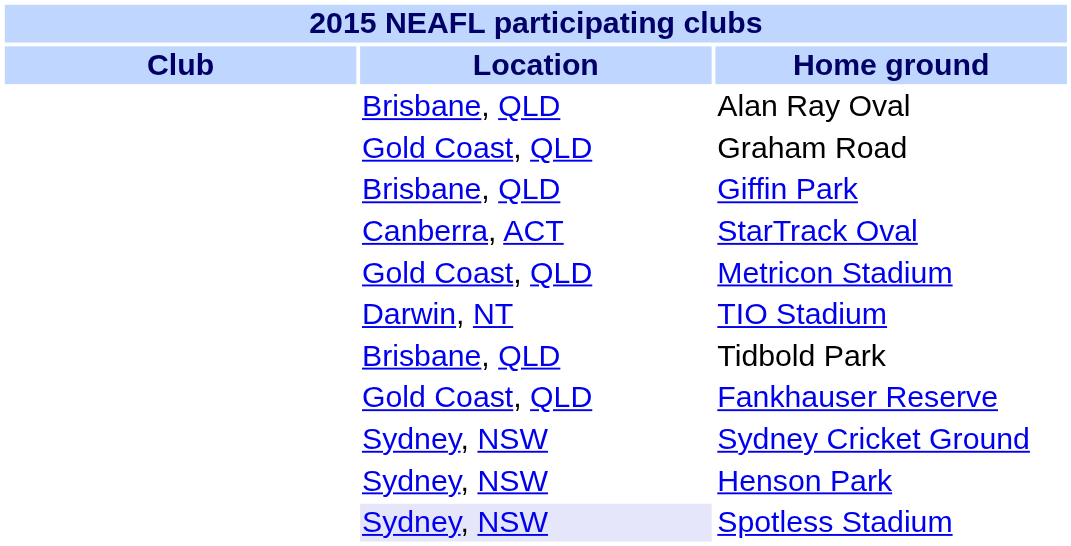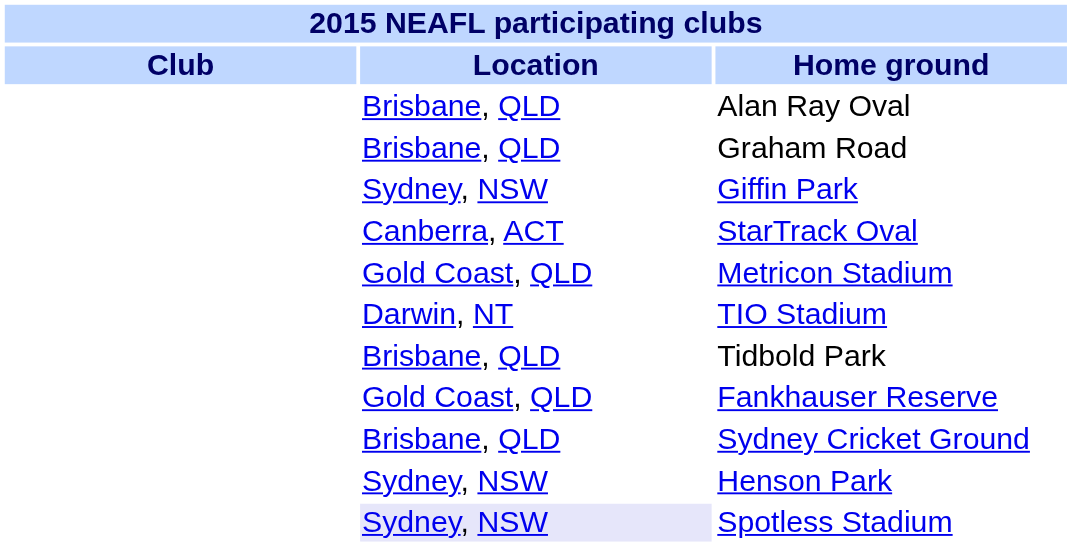(477, 147) Gold Coast, QLD -> (461, 147) Brisbane, QLD
(461, 189) Brisbane, QLD -> (455, 189) Sydney, NSW
(455, 439) Sydney, NSW -> (461, 439) Brisbane, QLD
